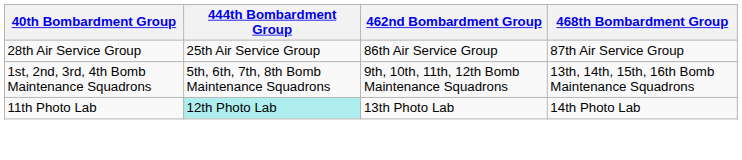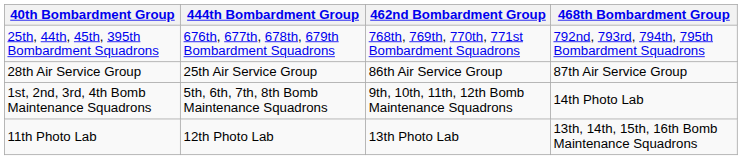+ row: (83, 43)
(632, 79) 13th, 14th, 15th, 16th Bomb Maintenance Squadrons -> (599, 100) 14th Photo Lab
(232, 108) paleturquoise background -> (229, 136) no background
(595, 108) 14th Photo Lab -> (635, 136) 13th, 14th, 15th, 16th Bomb Maintenance Squadrons
